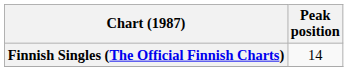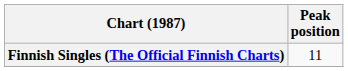(315, 54) 14 -> (315, 54) 11
